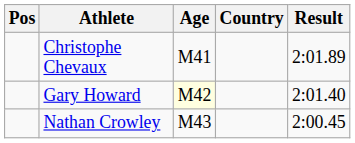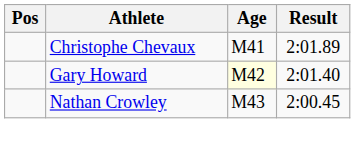- column: (252, 18)
